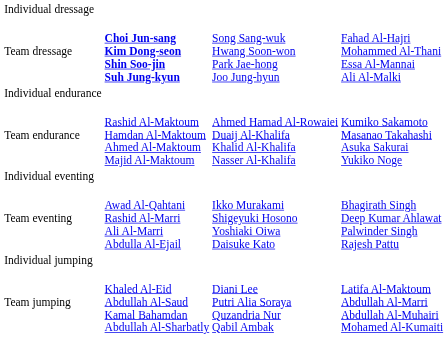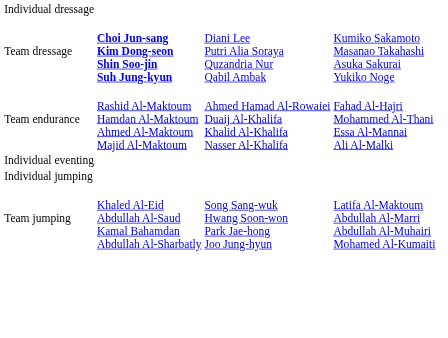(254, 58) Song Sang-wuk Hwang Soon-won Park Jae-hong Joo Jung-hyun -> (244, 58) Diani Lee Putri Alia Soraya Quzandria Nur Qabil Ambak
(391, 58) Fahad Al-Hajri Mohammed Al-Thani Essa Al-Mannai Ali Al-Malki -> (379, 58) Kumiko Sakamoto Masanao Takahashi Asuka Sakurai Yukiko Noge
- row: (53, 93)
(386, 141) Kumiko Sakamoto Masanao Takahashi Asuka Sakurai Yukiko Noge -> (383, 125) Fahad Al-Hajri Mohammed Al-Thani Essa Al-Mannai Ali Al-Malki
- row: (38, 218)
(252, 308) Diani Lee Putri Alia Soraya Quzandria Nur Qabil Ambak -> (246, 225) Song Sang-wuk Hwang Soon-won Park Jae-hong Joo Jung-hyun
